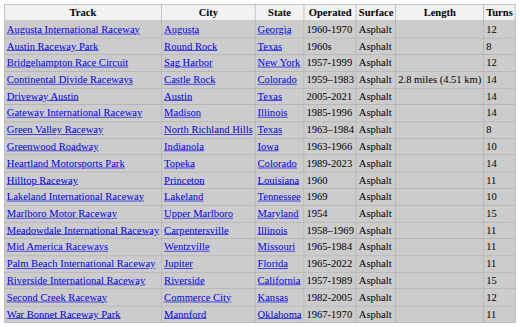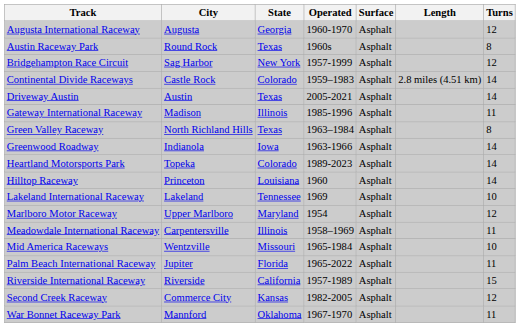(491, 113) 14 -> (491, 113) 11
(491, 146) 10 -> (491, 146) 14
(491, 180) 11 -> (491, 180) 14
(491, 213) 15 -> (491, 213) 12
(491, 247) 11 -> (491, 247) 10
